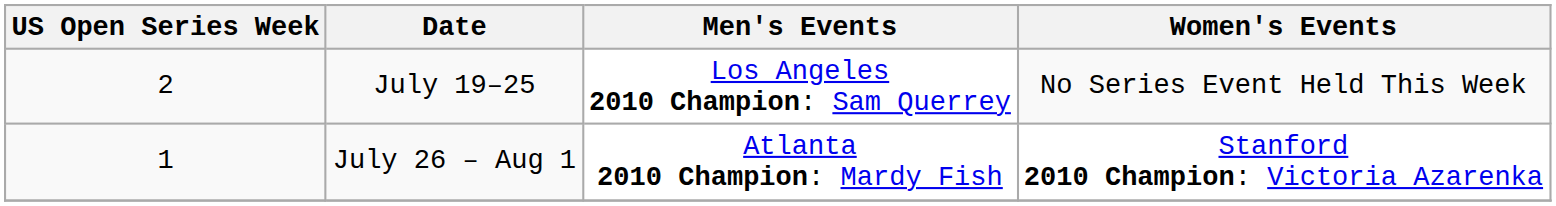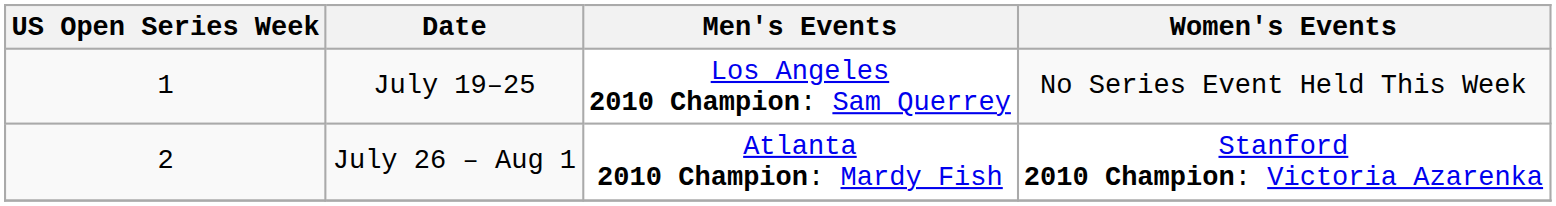(166, 87) 2 -> (166, 87) 1
(166, 162) 1 -> (166, 162) 2
